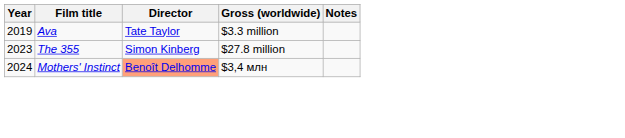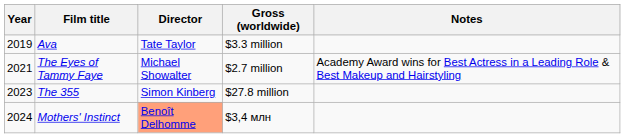+ row: (70, 68)
